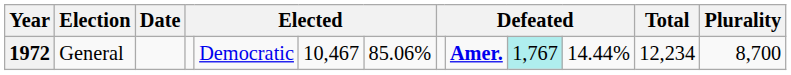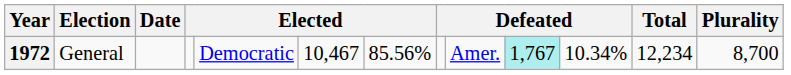(400, 52) 85.06% -> (400, 52) 85.56%
(476, 52) bold -> (475, 52) normal
(599, 52) 14.44% -> (596, 52) 10.34%
